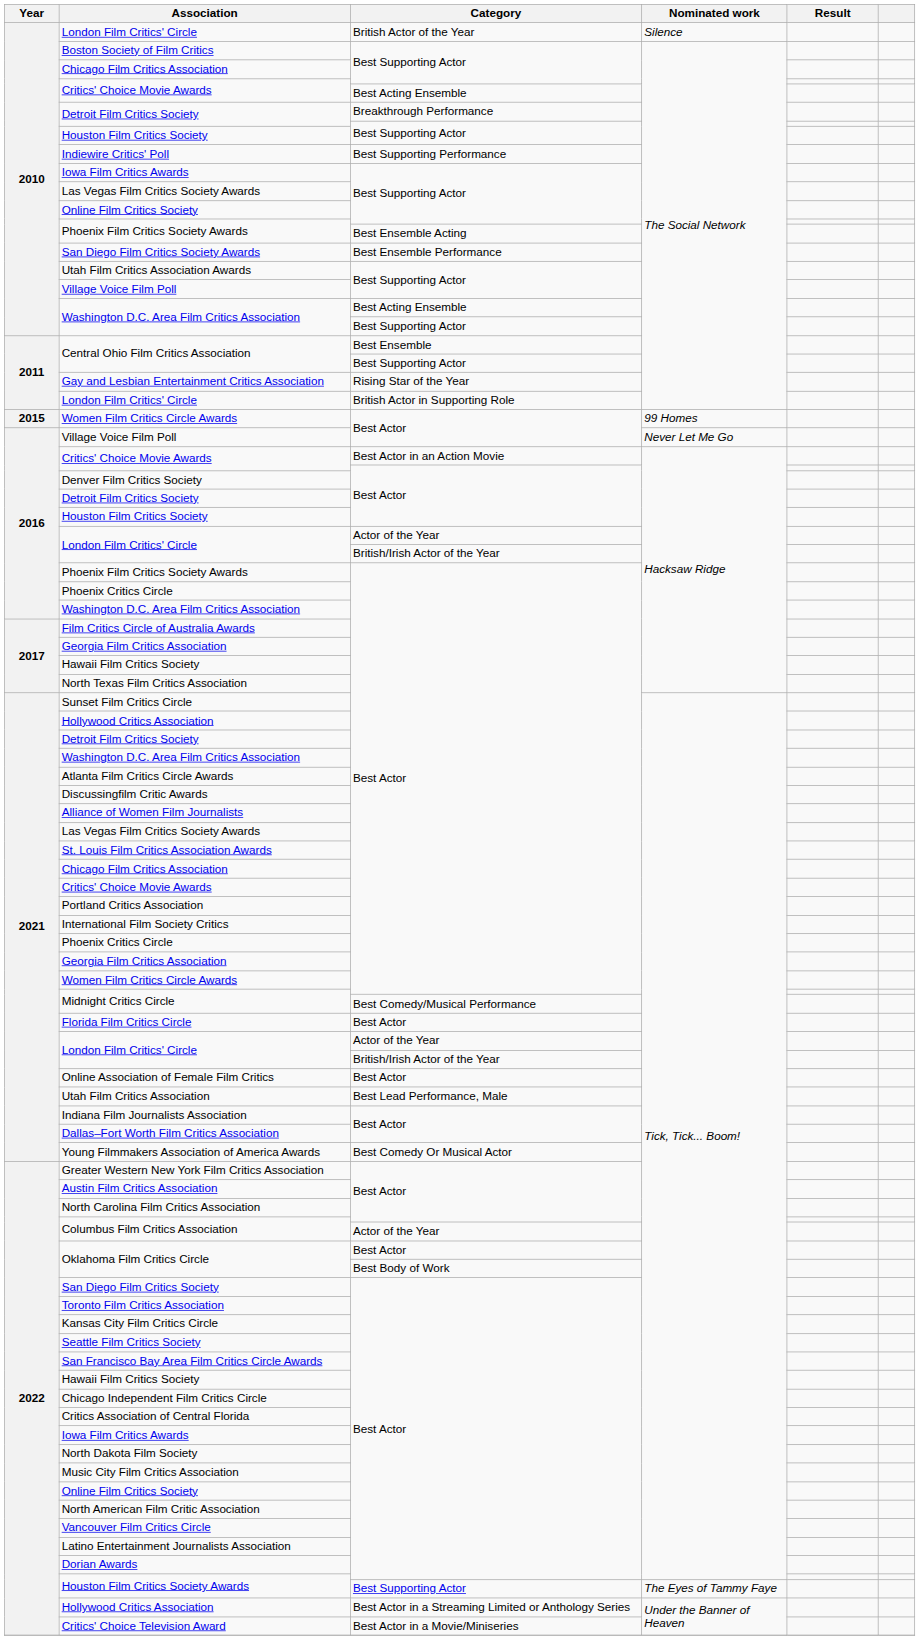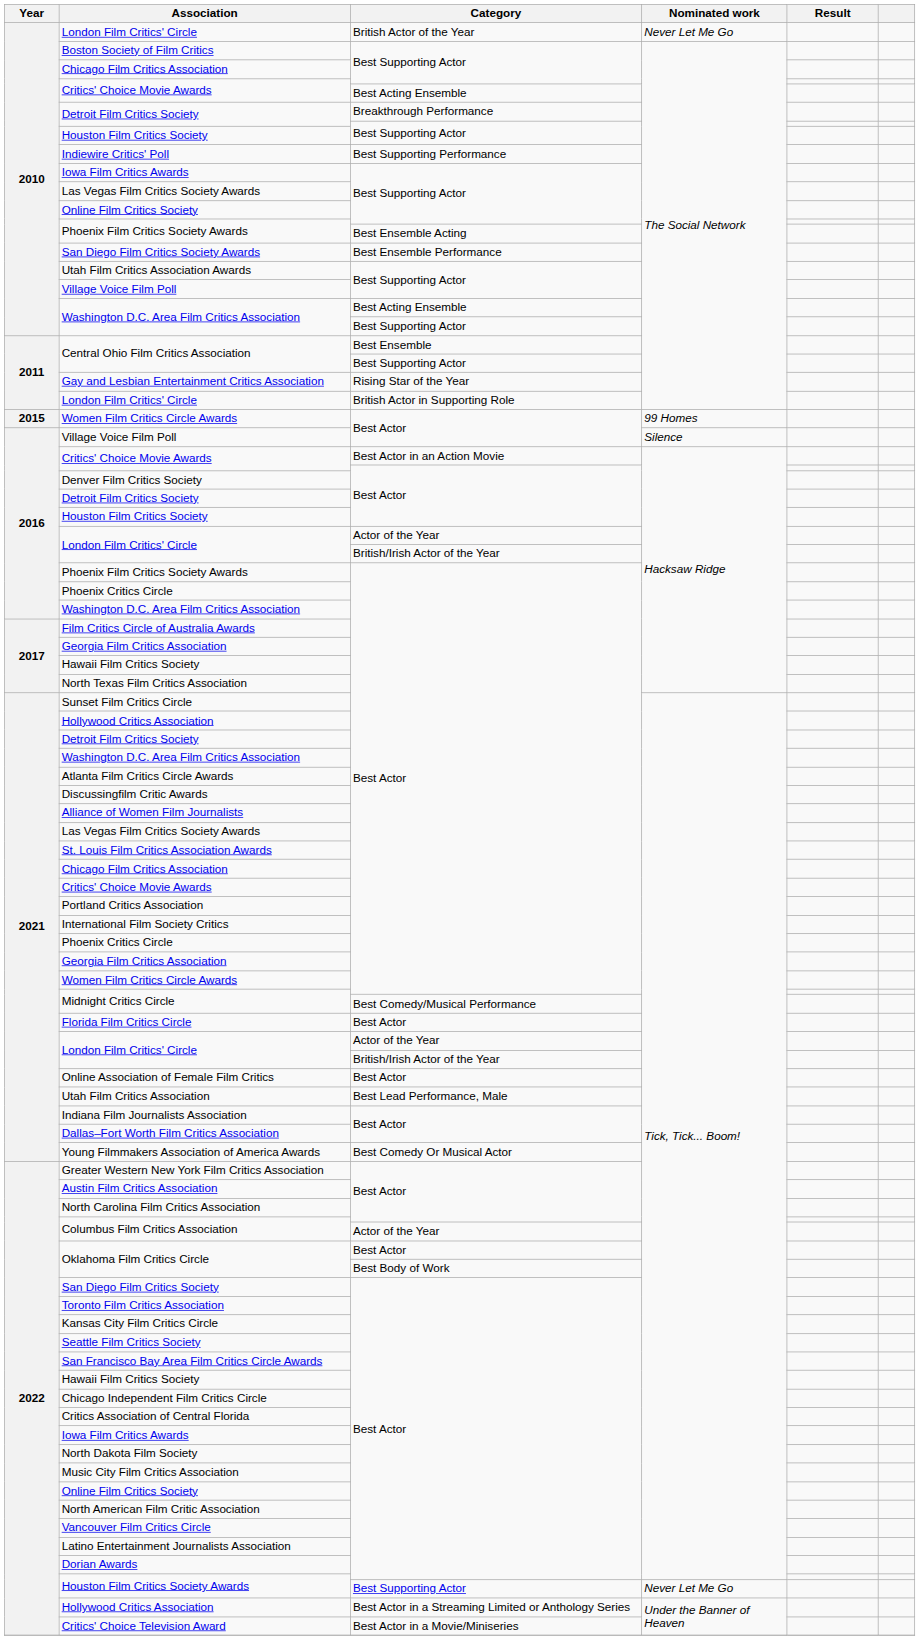(663, 32) Silence -> (689, 32) Never Let Me Go
(689, 437) Never Let Me Go -> (663, 437) Silence
(711, 1588) The Eyes of Tammy Faye -> (689, 1588) Never Let Me Go
